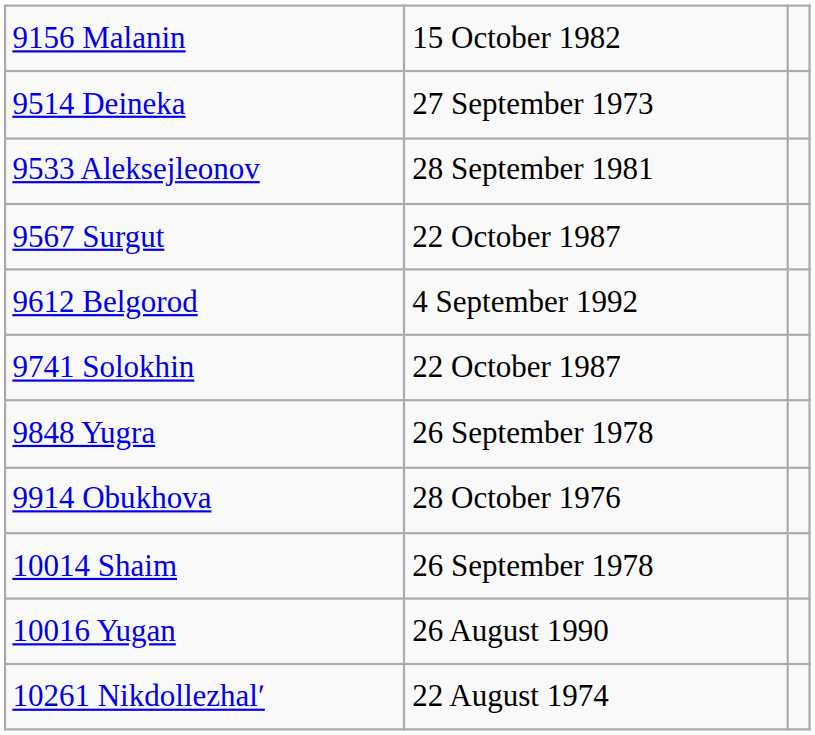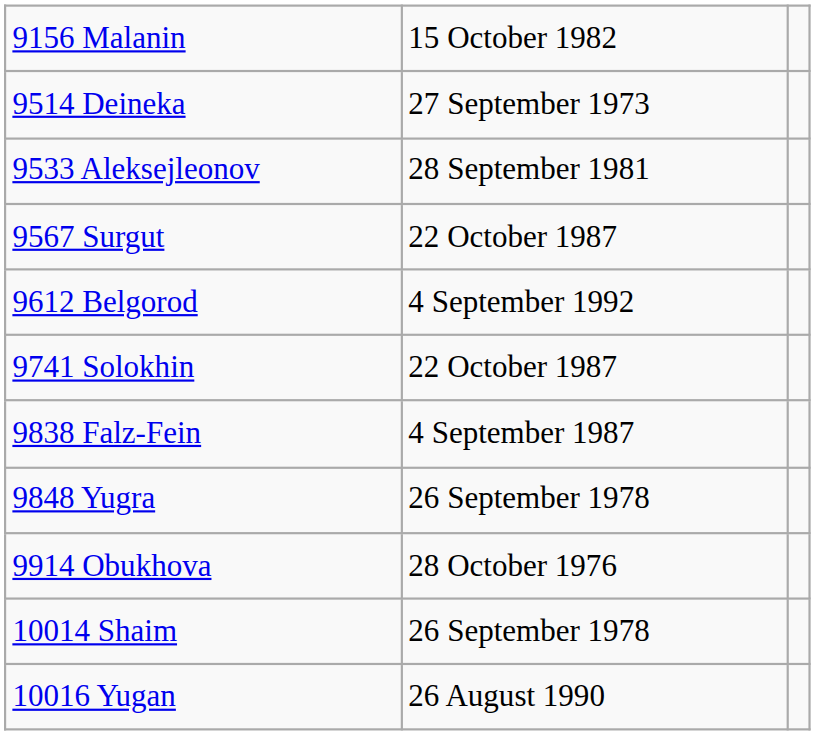+ row: (107, 432)
- row: (139, 695)
